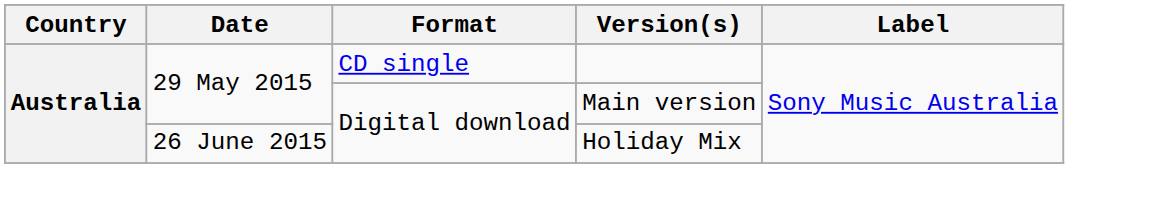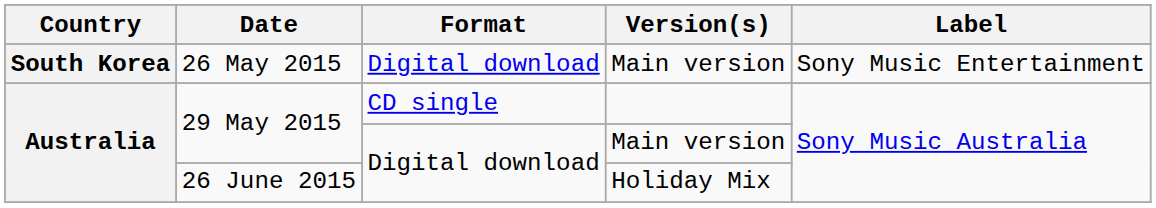+ row: (262, 64)
